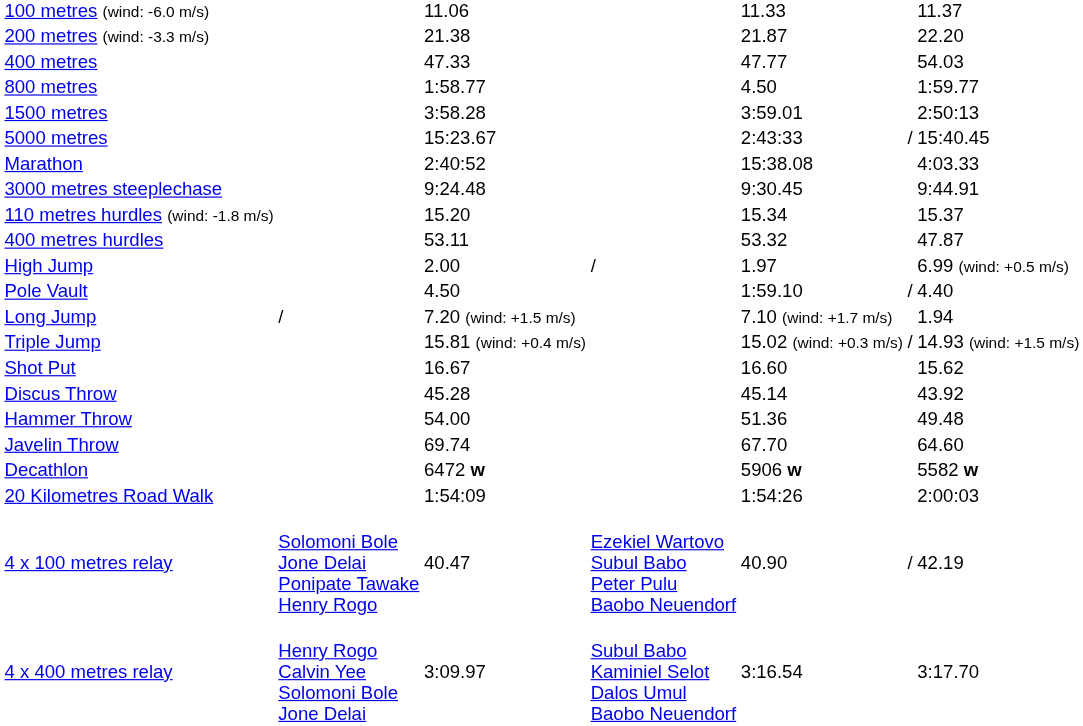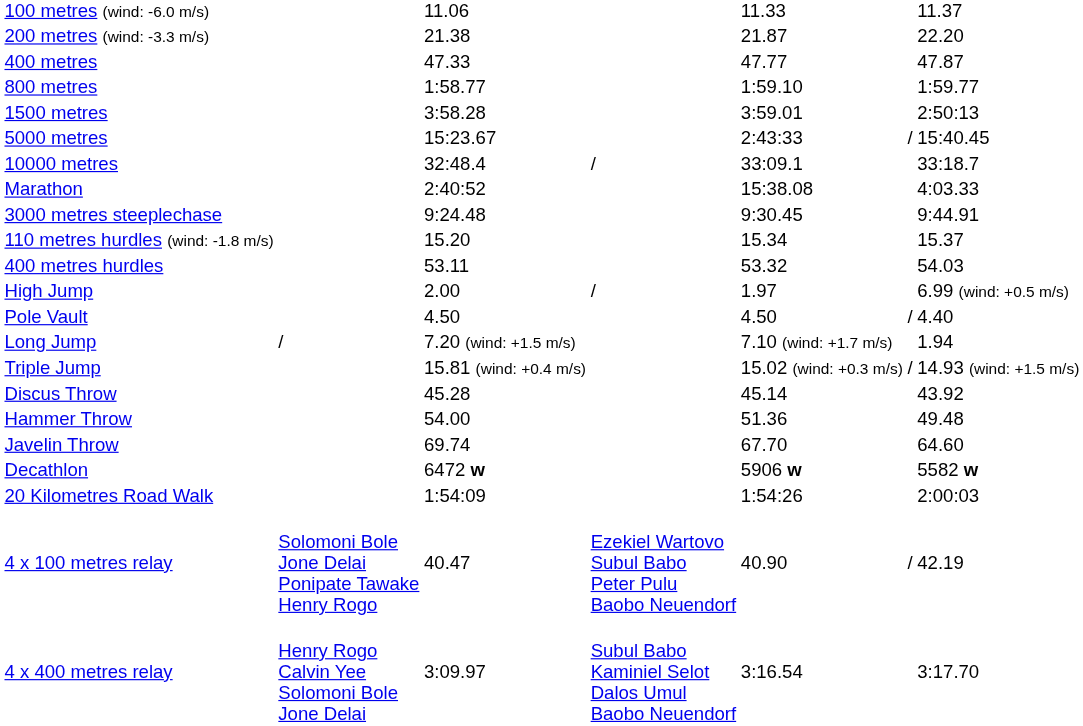(941, 61) 54.03 -> (941, 61) 47.87
(759, 87) 4.50 -> (772, 87) 1:59.10
+ row: (61, 163)
(941, 240) 47.87 -> (941, 266) 54.03
(772, 291) 1:59.10 -> (759, 317) 4.50
- row: (40, 368)
